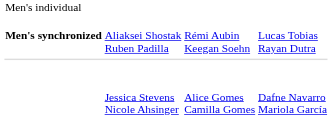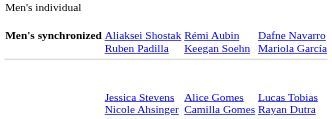(288, 42) Lucas Tobias Rayan Dutra -> (293, 42) Dafne Navarro Mariola García
(293, 103) Dafne Navarro Mariola García -> (288, 103) Lucas Tobias Rayan Dutra
